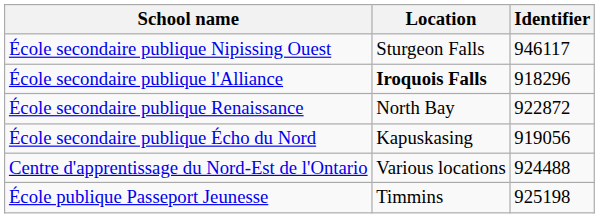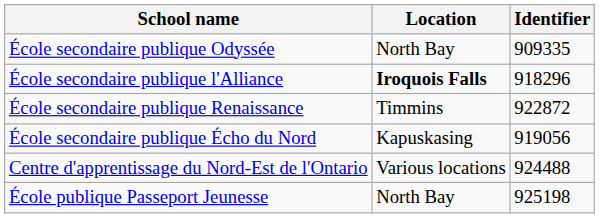+ row: (142, 49)
- row: (170, 49)
(415, 108) North Bay -> (410, 108) Timmins
(410, 197) Timmins -> (415, 197) North Bay
